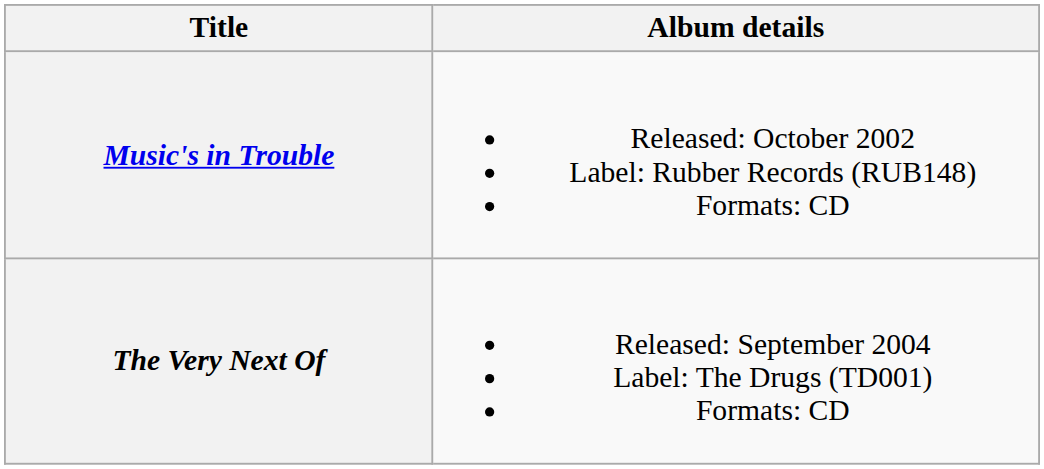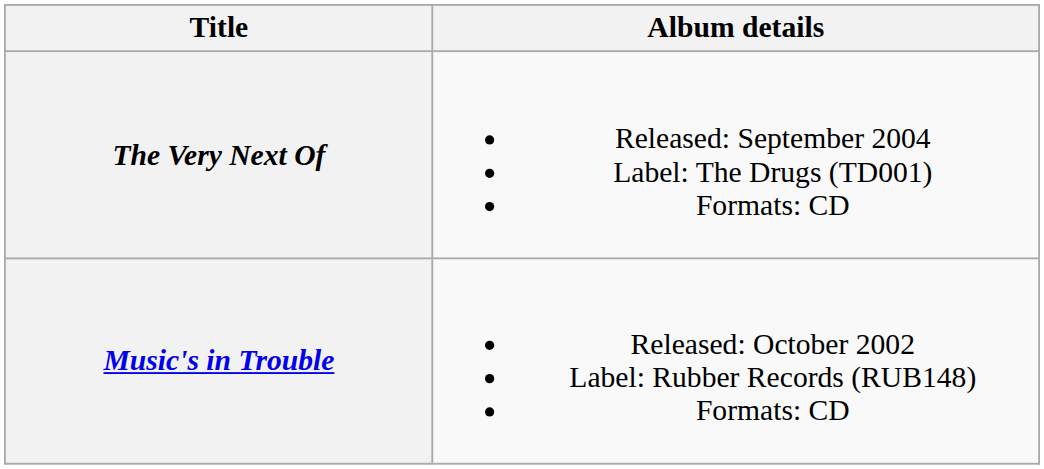rows swapped: (219, 154) <-> (219, 360)
